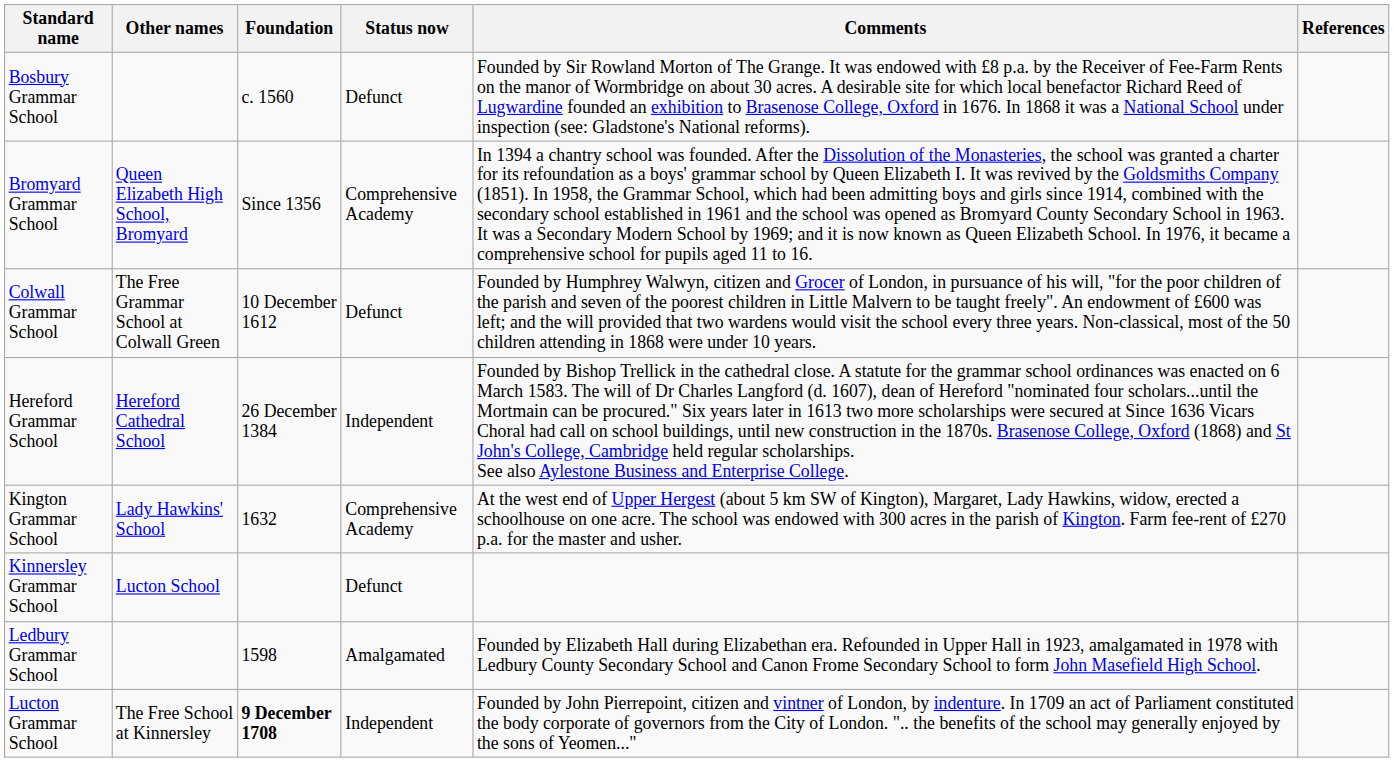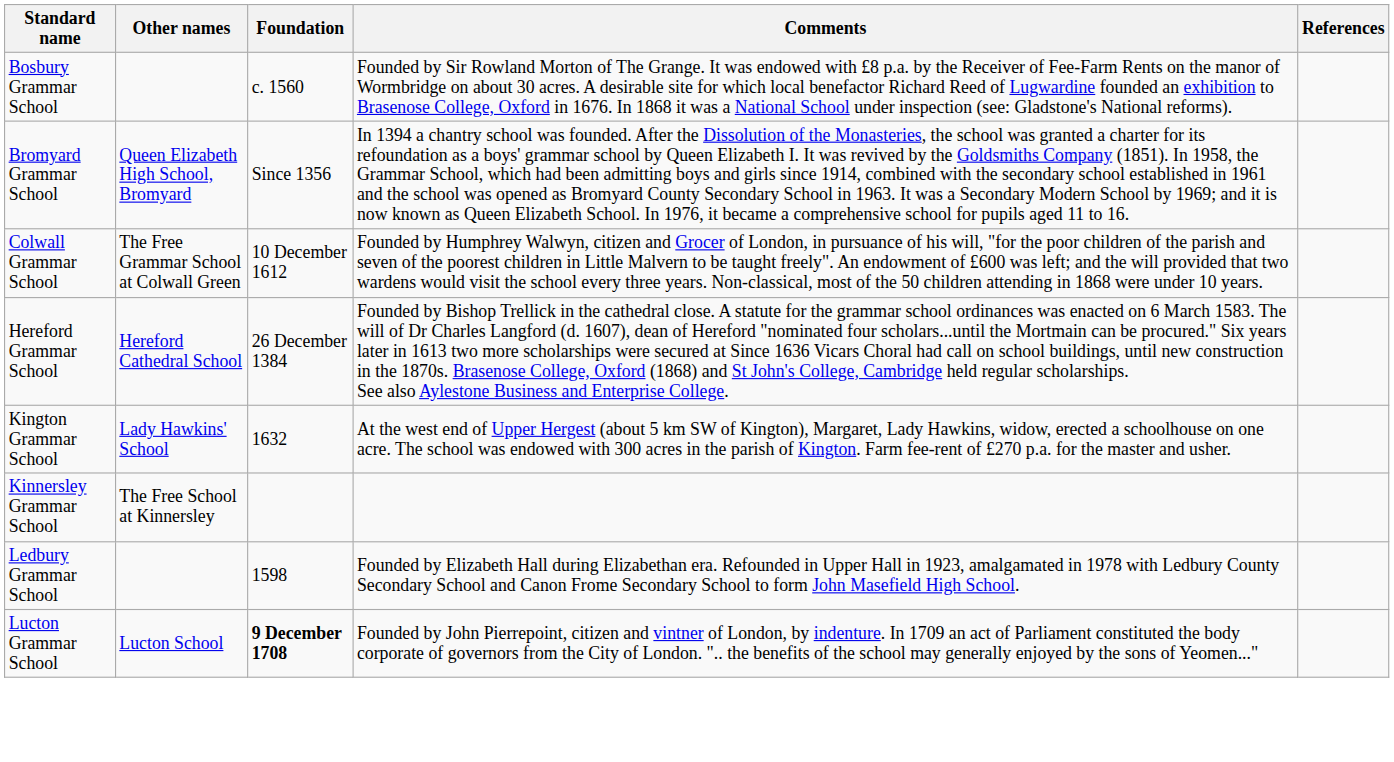- column: (407, 28)
(168, 587) Lucton School -> (178, 507) The Free School at Kinnersley
(174, 723) The Free School at Kinnersley -> (171, 643) Lucton School
